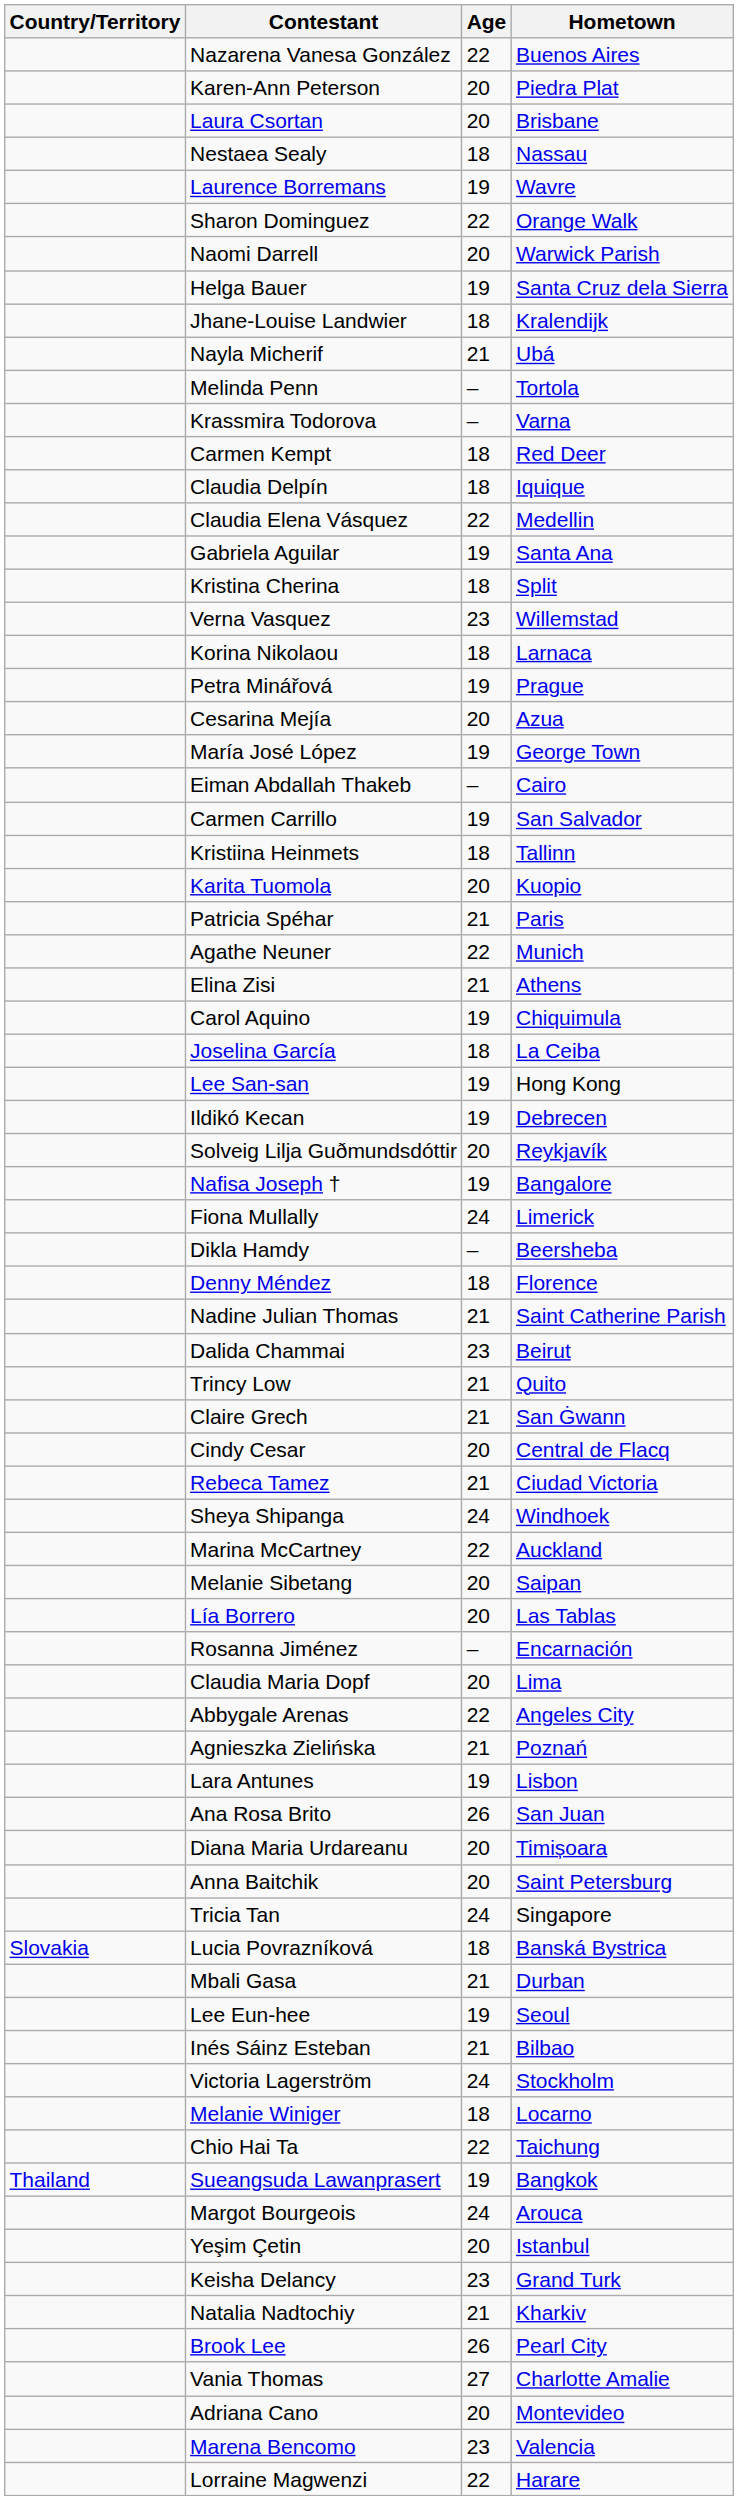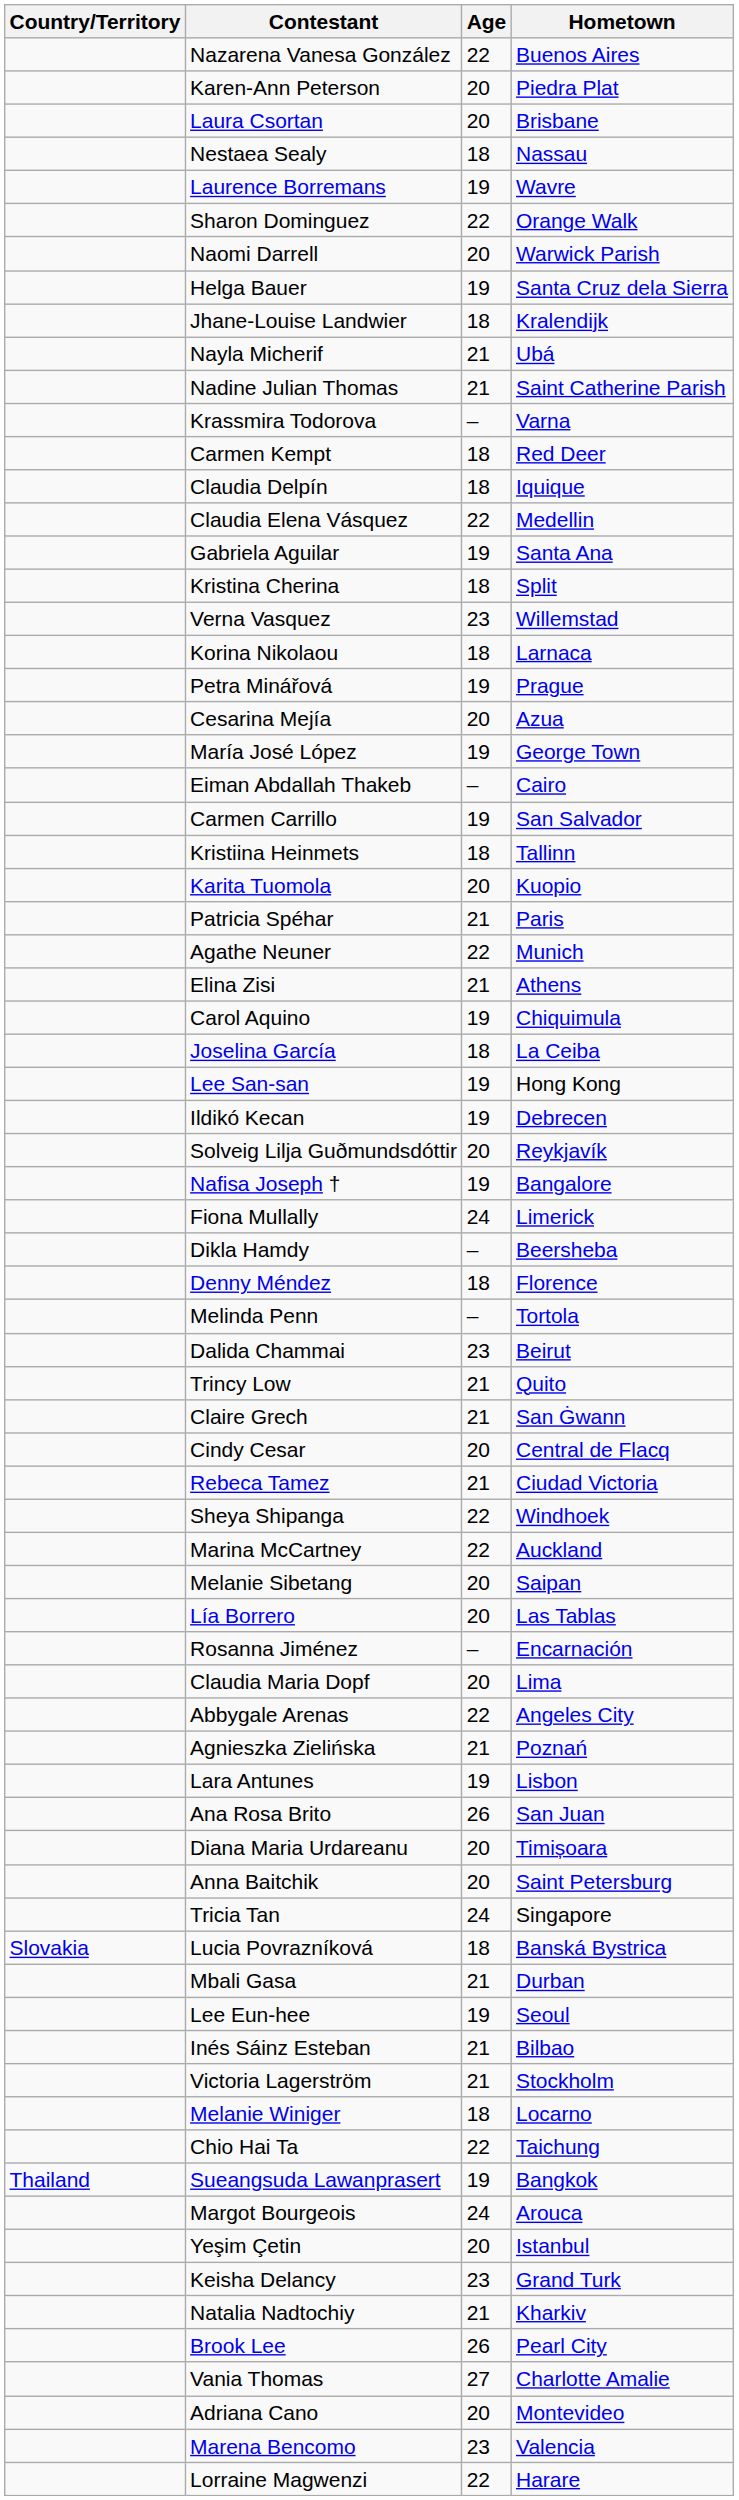rows swapped: (254, 387) <-> (294, 1317)
(478, 1516) 24 -> (478, 1516) 22
(478, 2080) 24 -> (478, 2080) 21
